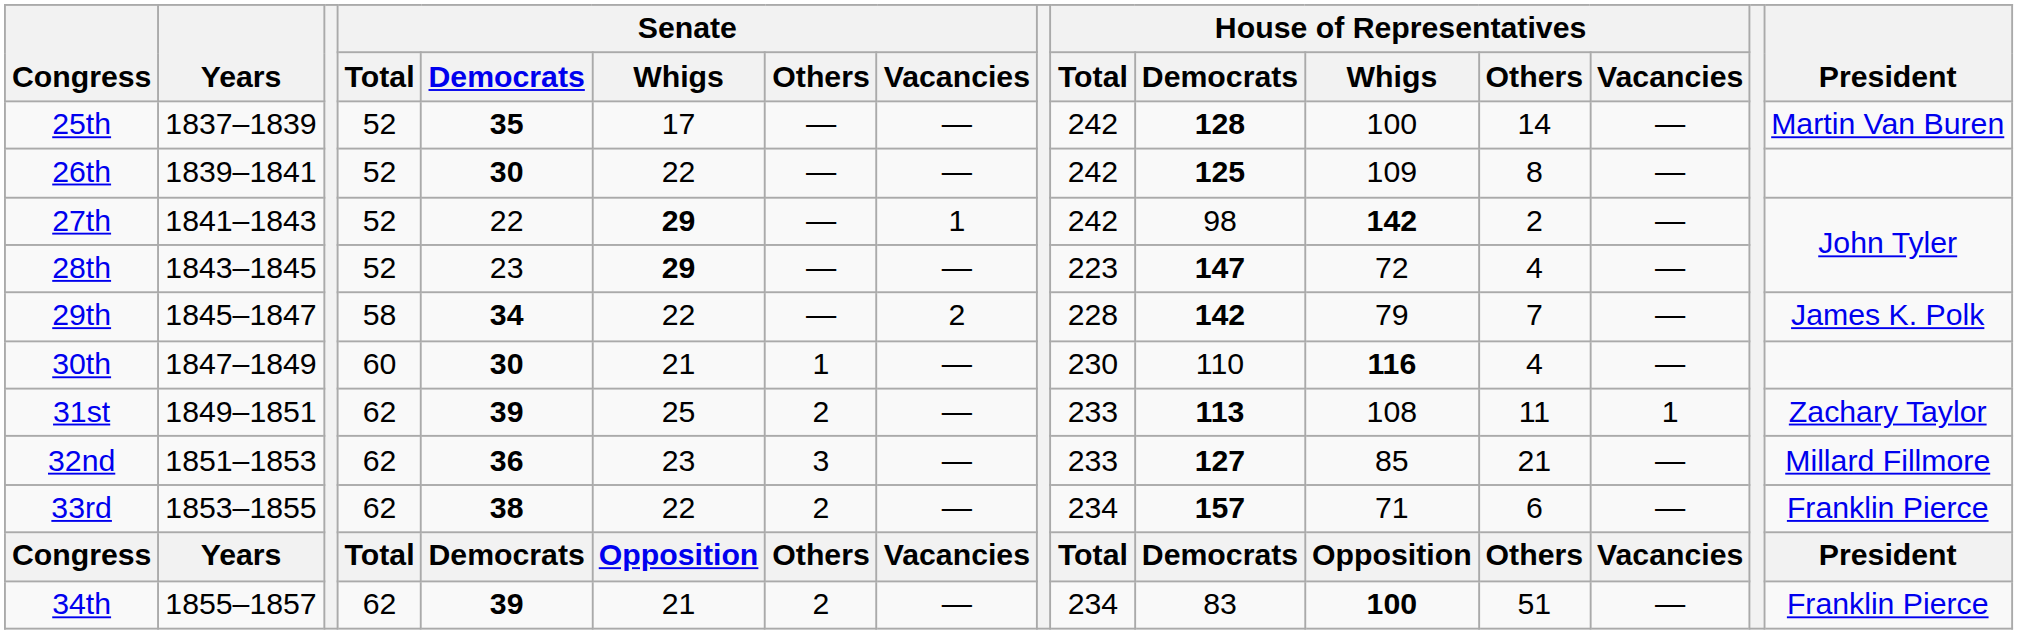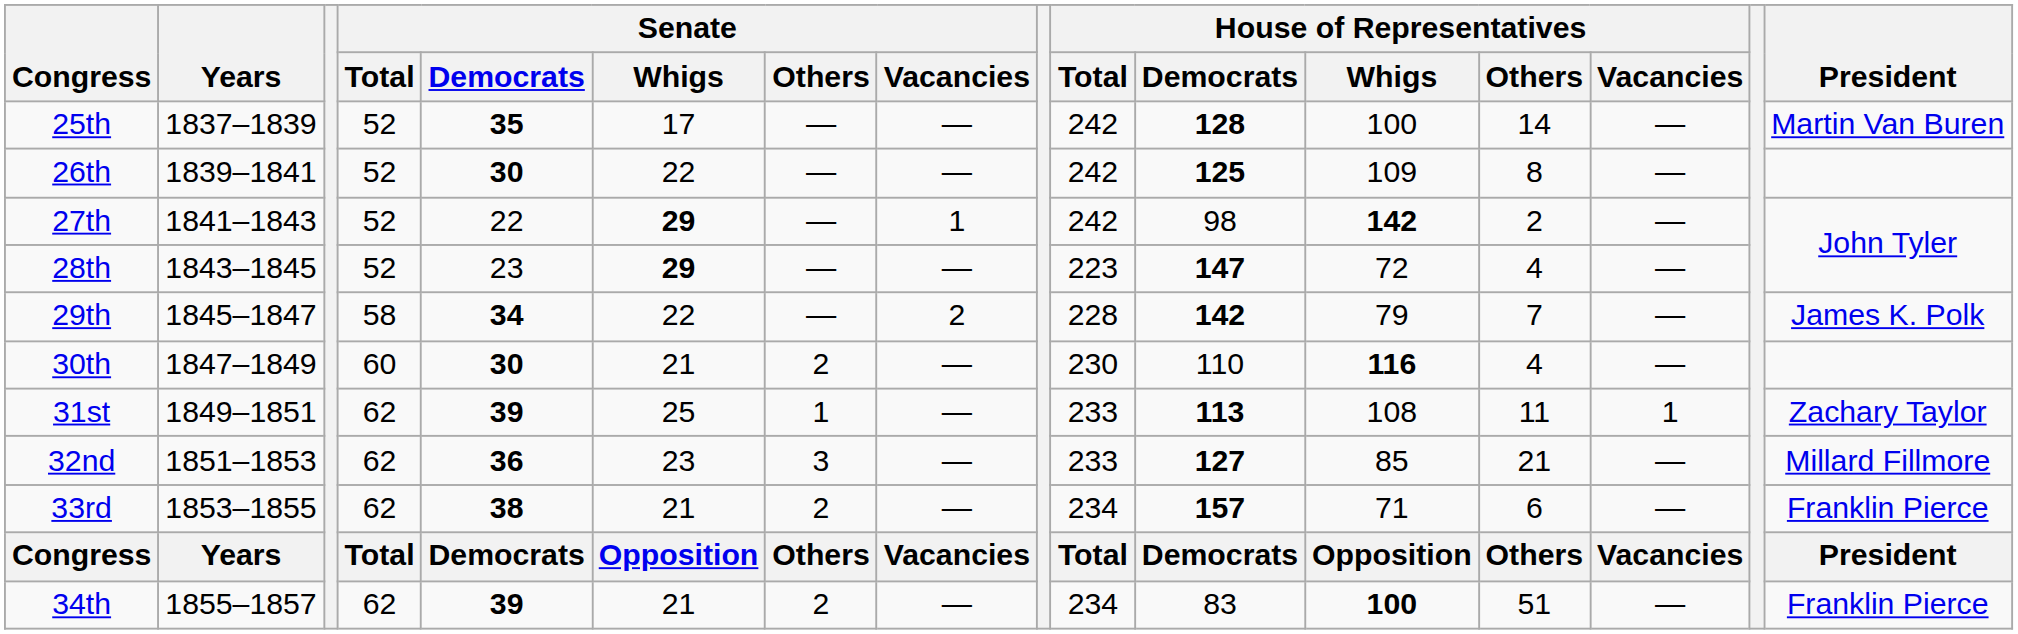(821, 364) 1 -> (821, 364) 2
(821, 412) 2 -> (821, 412) 1
(679, 508) 22 -> (679, 508) 21
